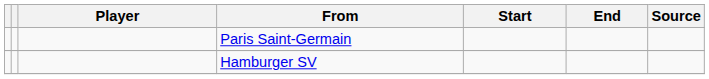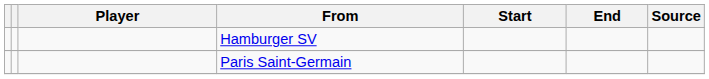rows swapped: (268, 62) <-> (286, 39)
